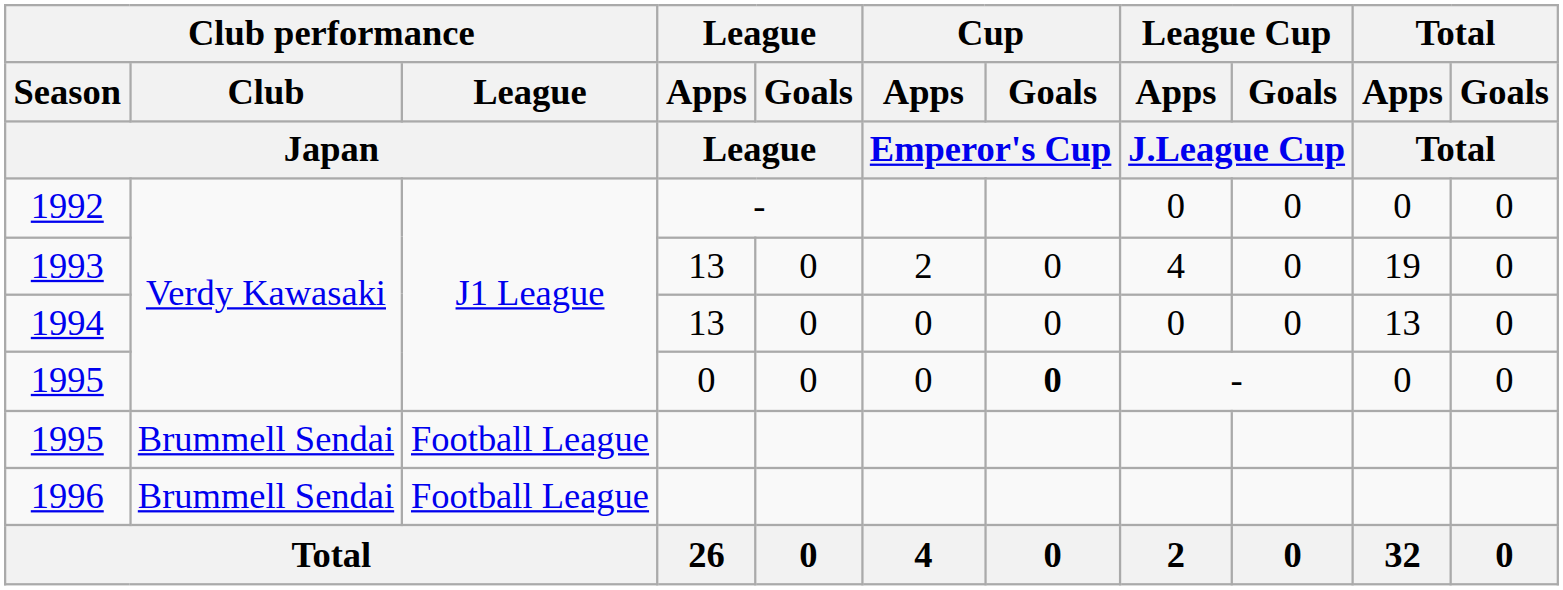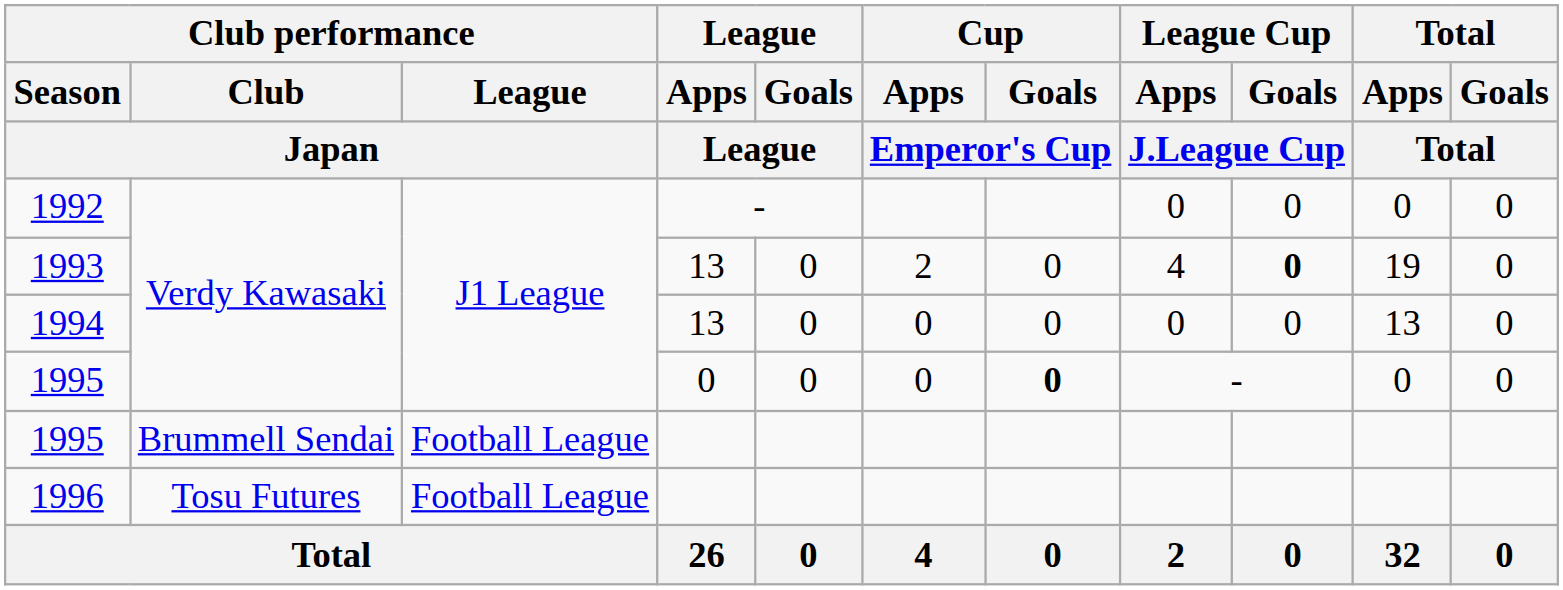(1293, 264) normal -> (1293, 264) bold
(266, 496) Brummell Sendai -> (266, 496) Tosu Futures
